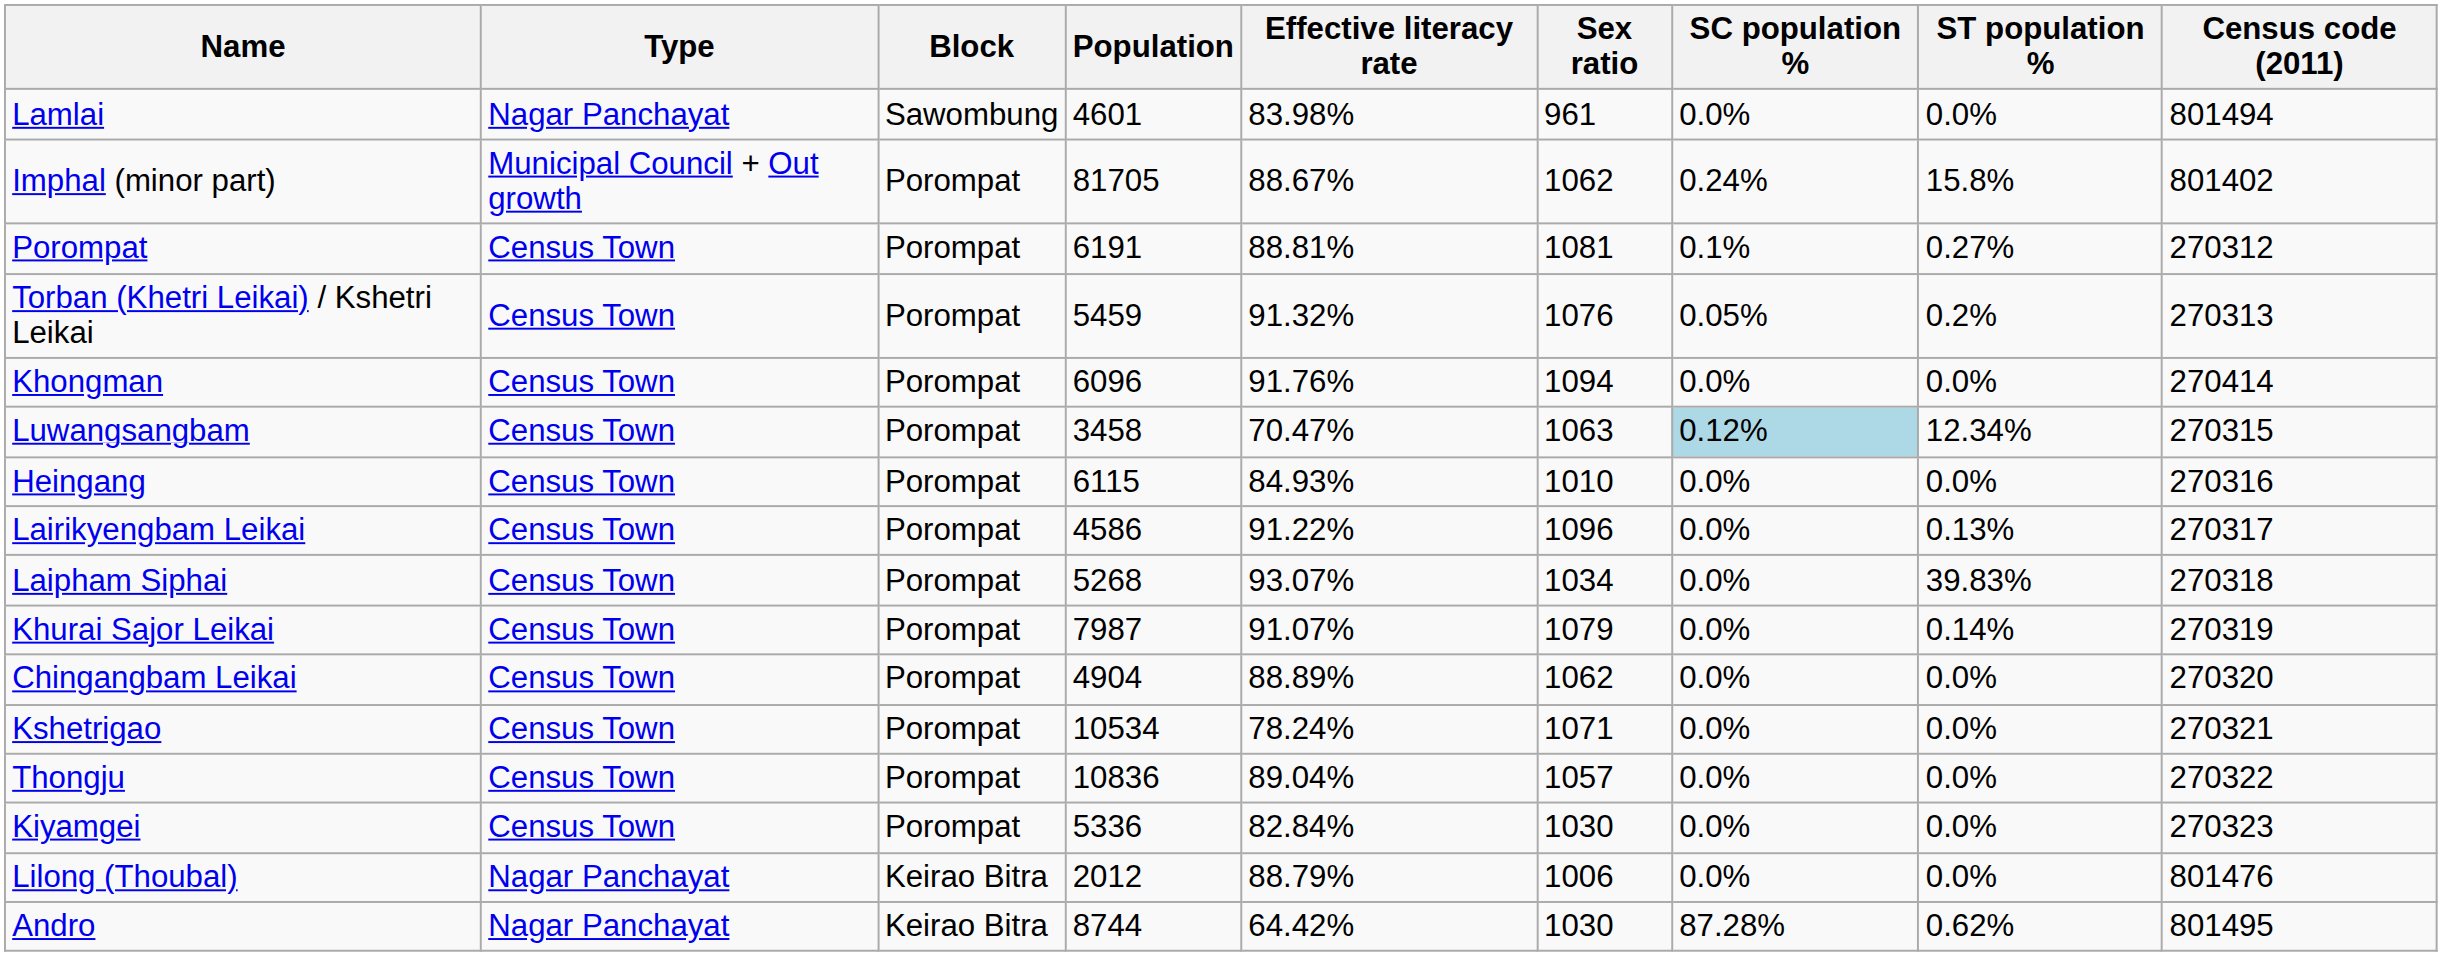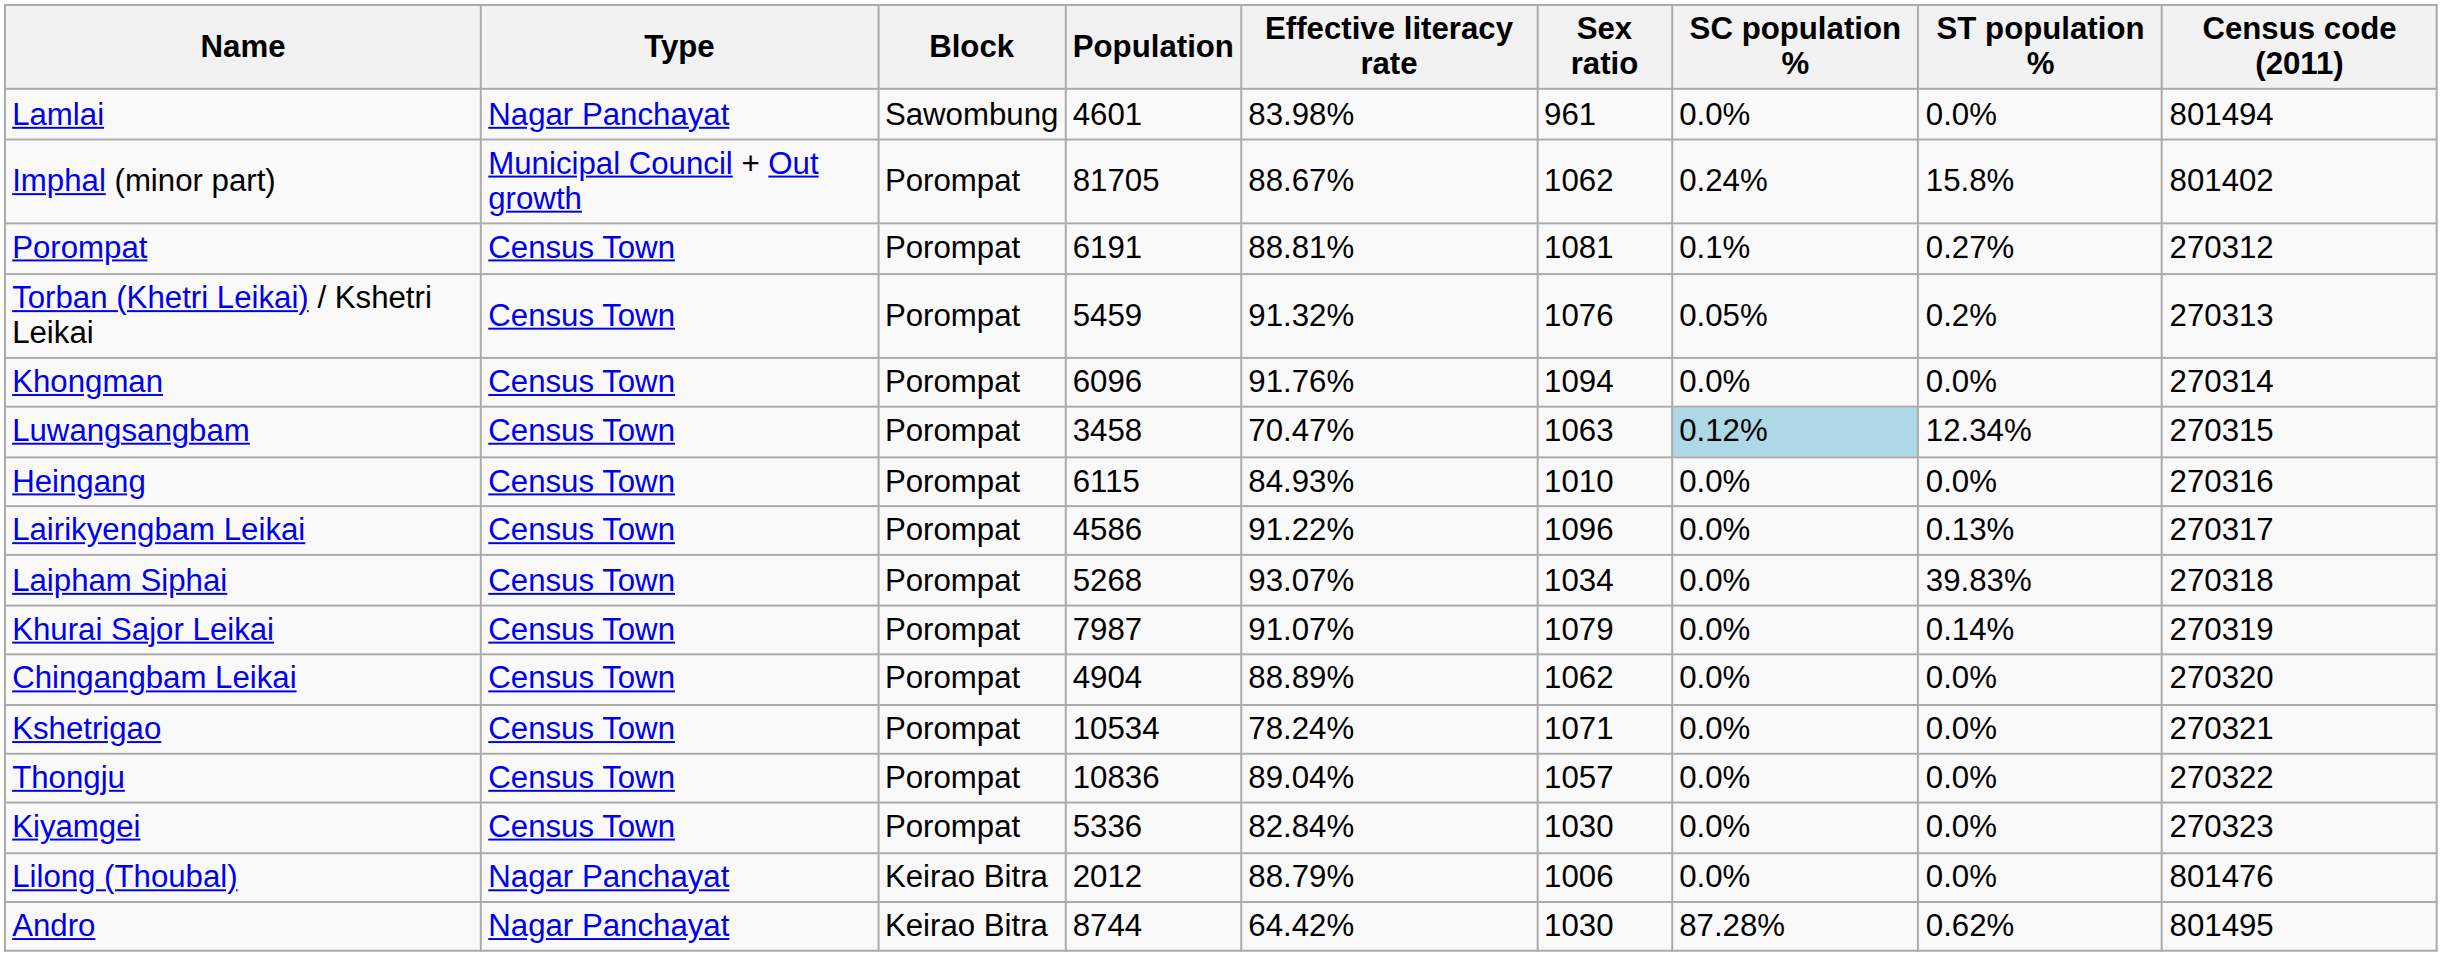(2222, 381) 270414 -> (2222, 381) 270314
